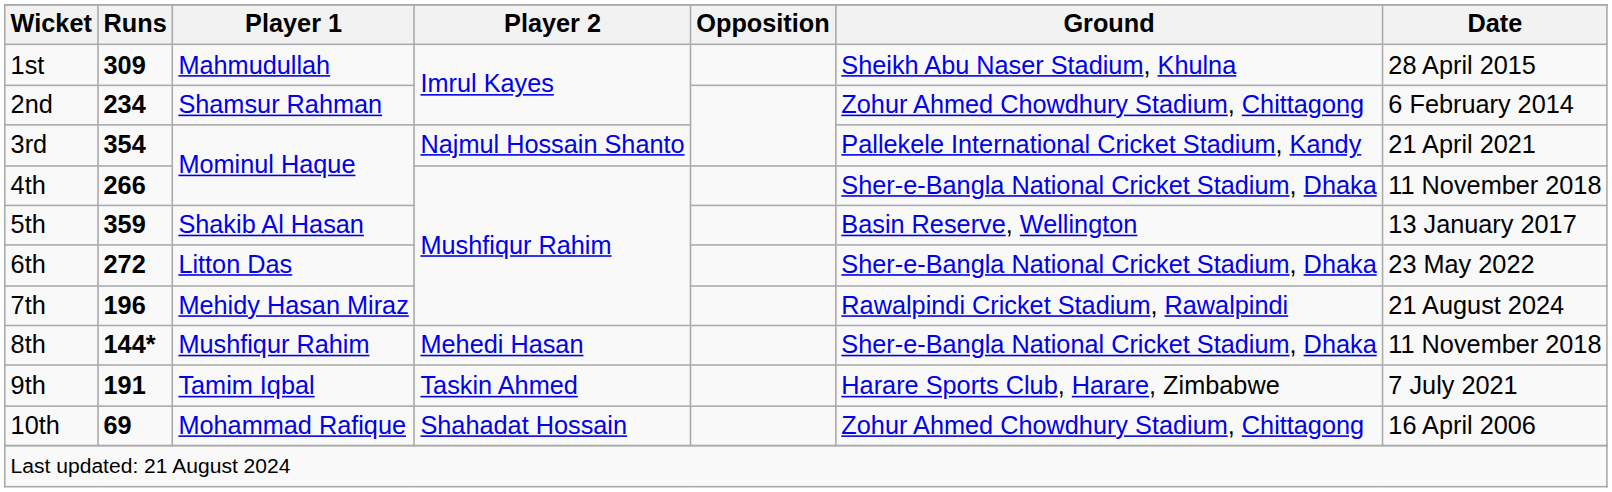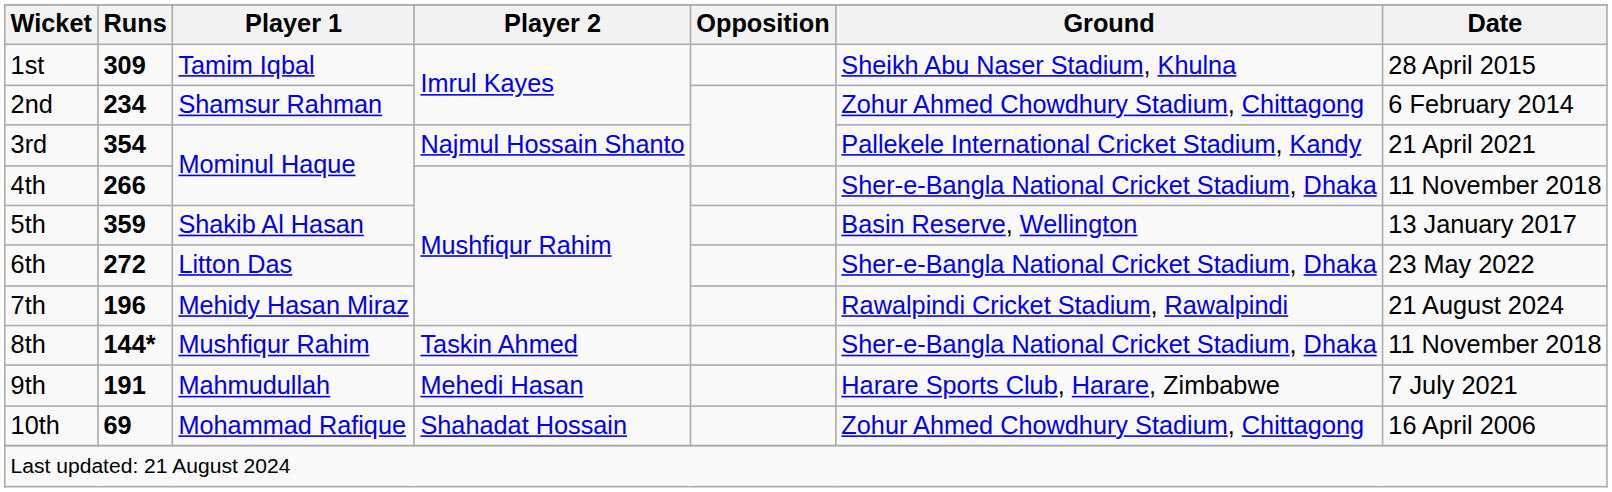(254, 64) Mahmudullah -> (247, 64) Tamim Iqbal
(502, 345) Mehedi Hasan -> (499, 345) Taskin Ahmed
(247, 385) Tamim Iqbal -> (254, 385) Mahmudullah
(499, 385) Taskin Ahmed -> (502, 385) Mehedi Hasan
